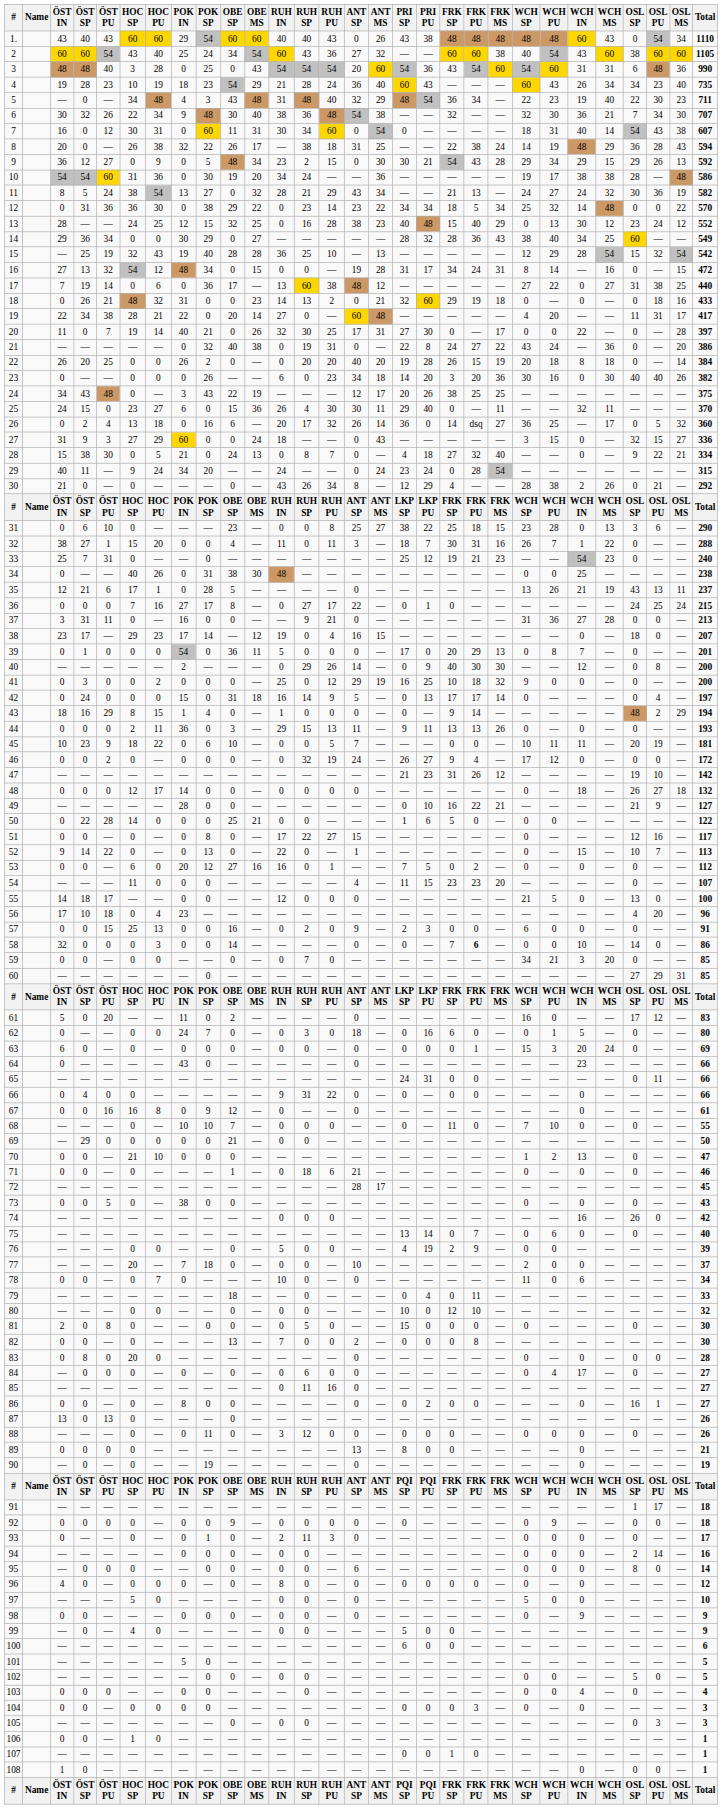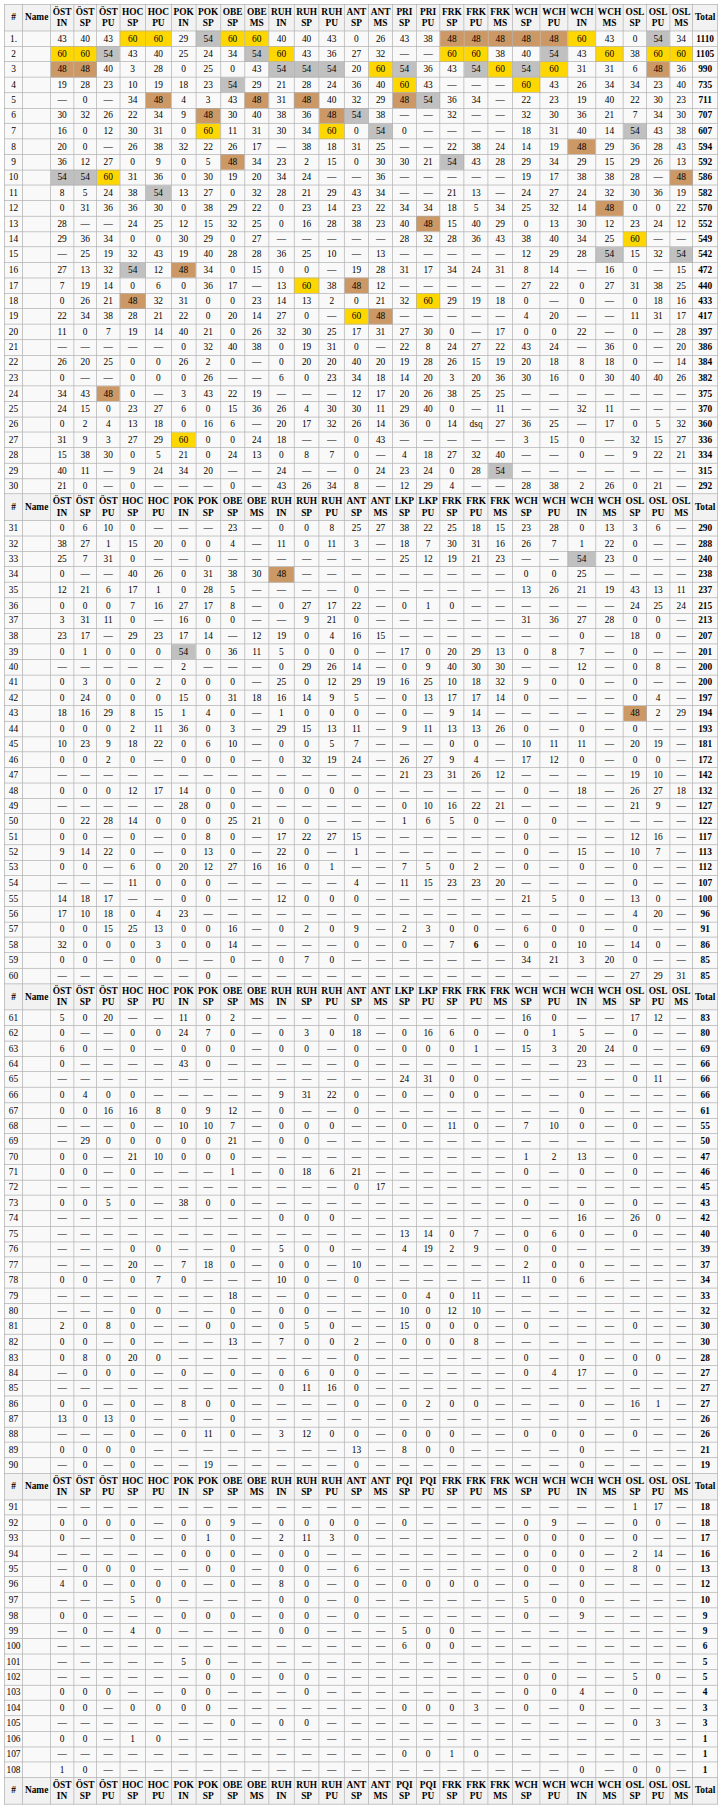(356, 1188) 28 -> (356, 1188) 0
(705, 1569) 14 -> (705, 1569) 13
